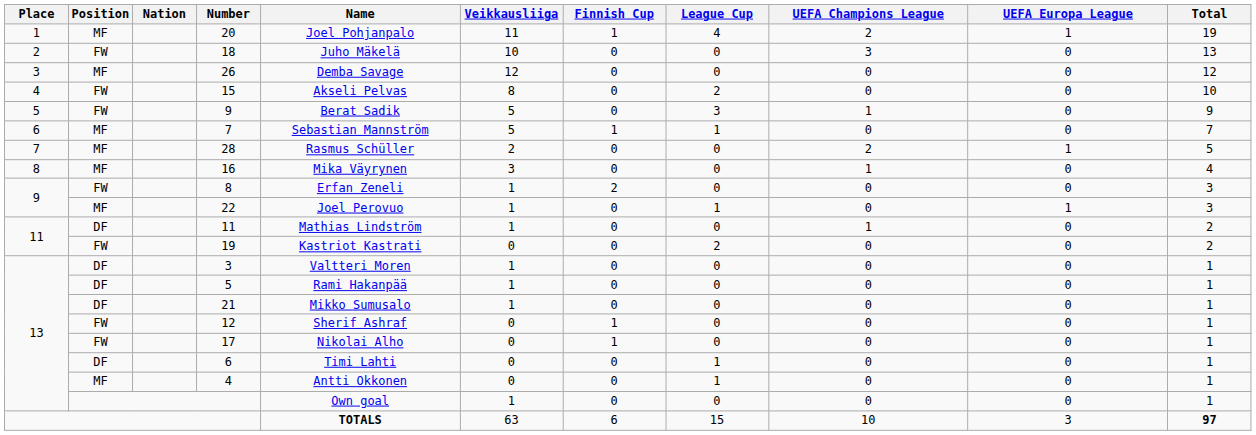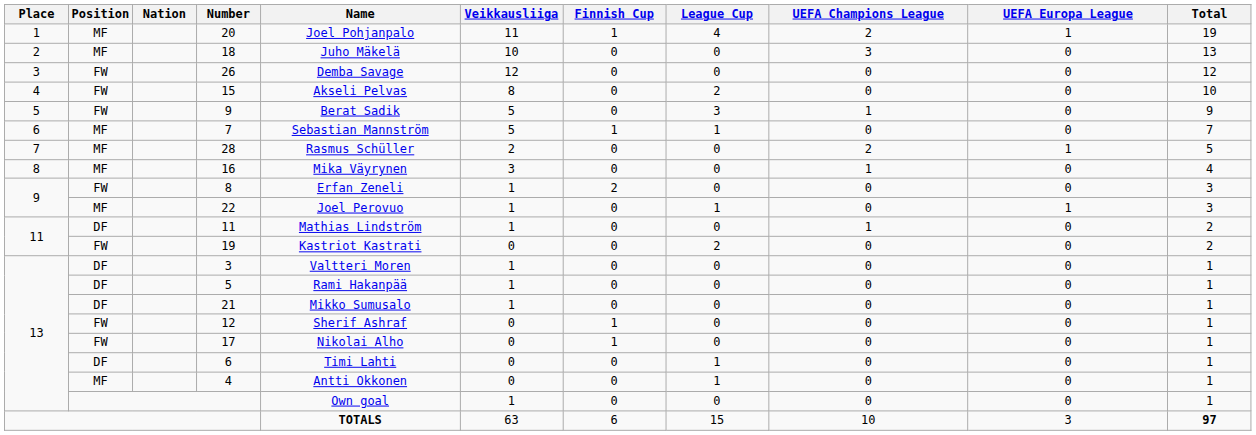(100, 53) FW -> (100, 53) MF
(100, 73) MF -> (100, 73) FW
